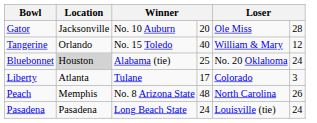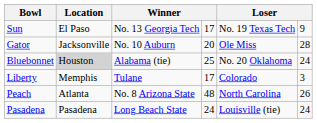+ row: (15, 28)
- row: (27, 45)
(74, 77) Atlanta -> (78, 77) Memphis
(78, 93) Memphis -> (74, 93) Atlanta
